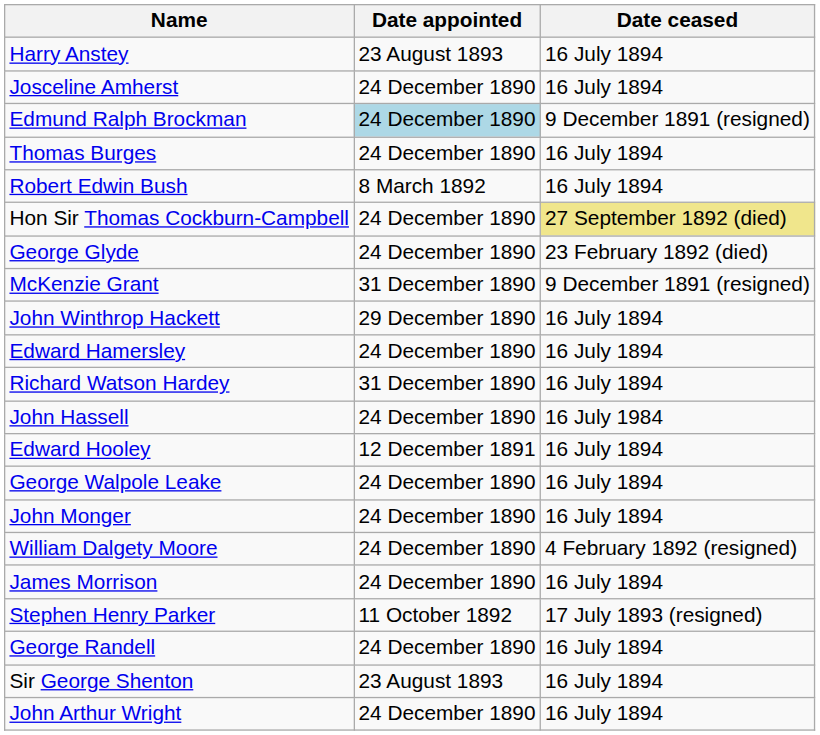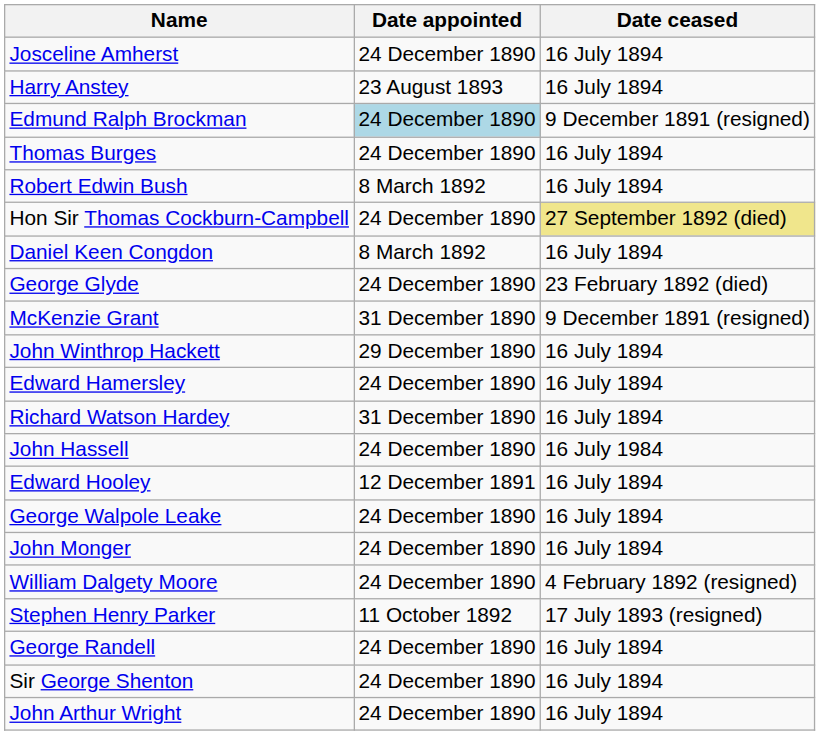rows swapped: (94, 86) <-> (69, 53)
+ row: (111, 251)
- row: (83, 581)
(431, 680) 23 August 1893 -> (447, 680) 24 December 1890
